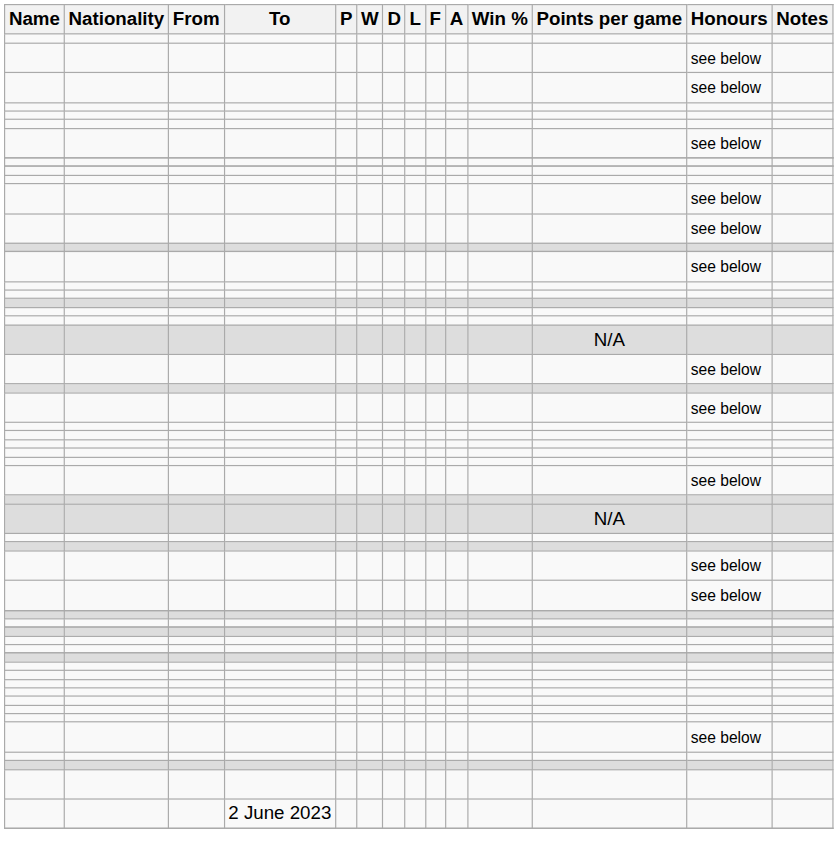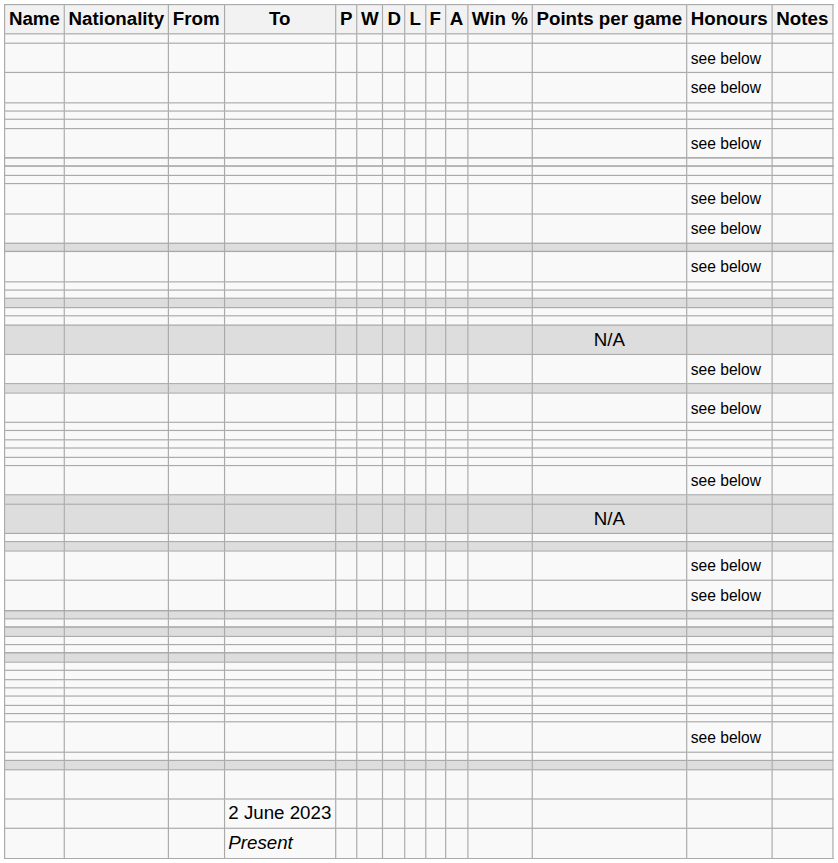+ row: (34, 843)
